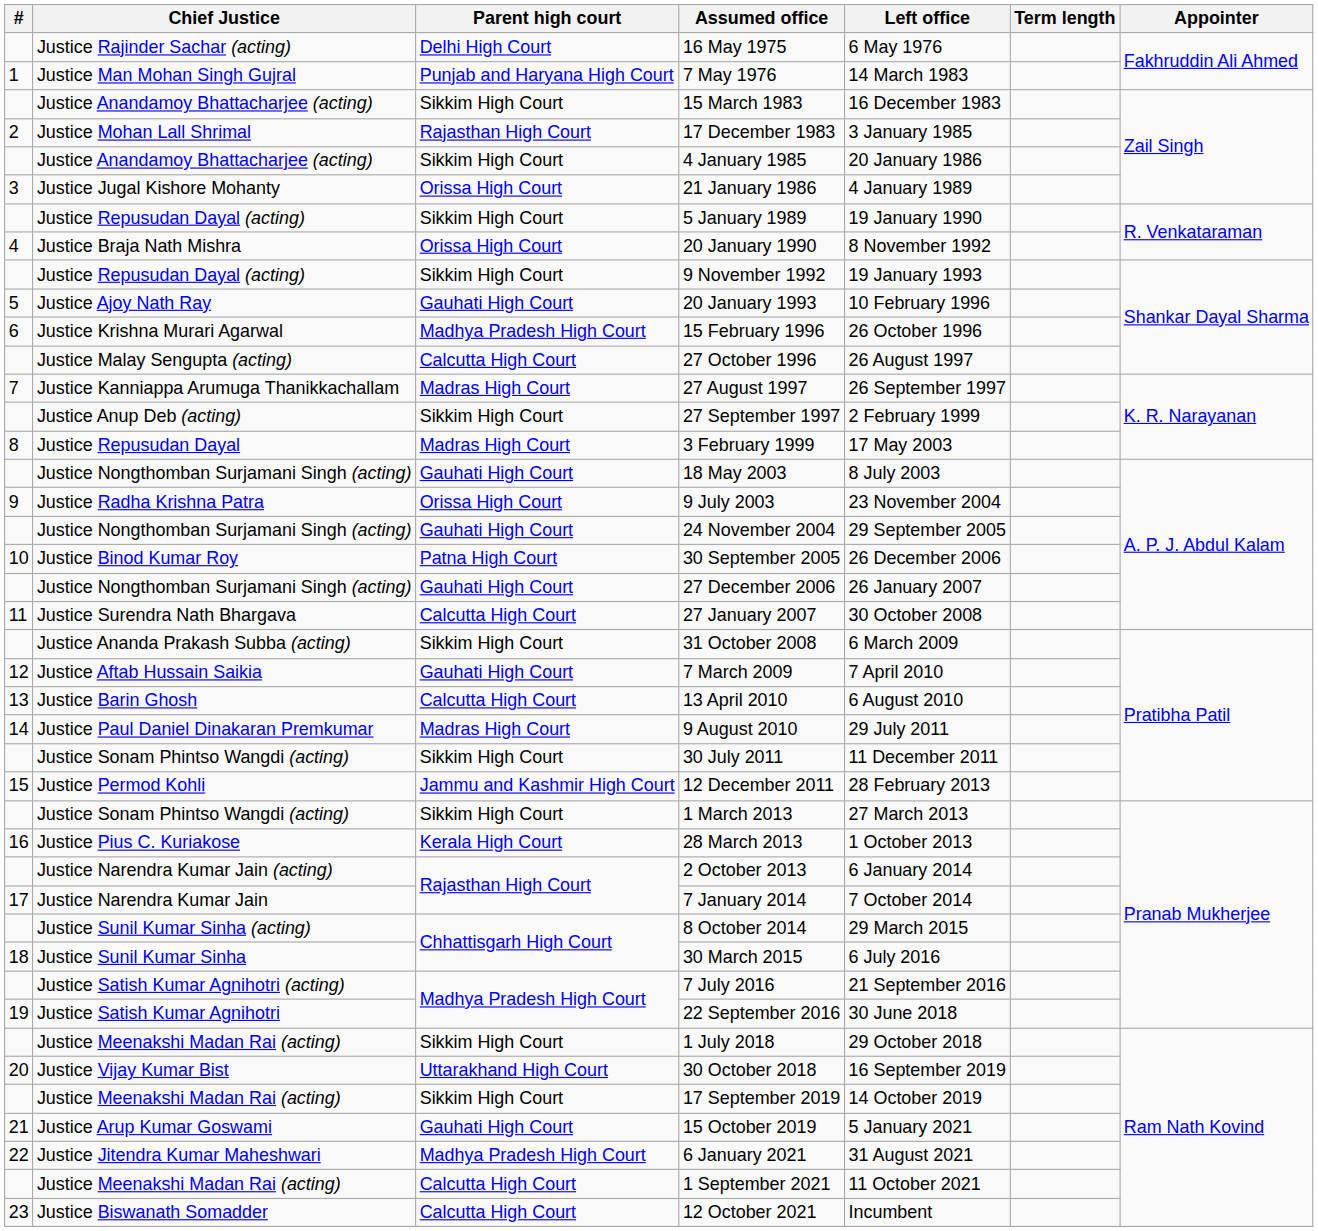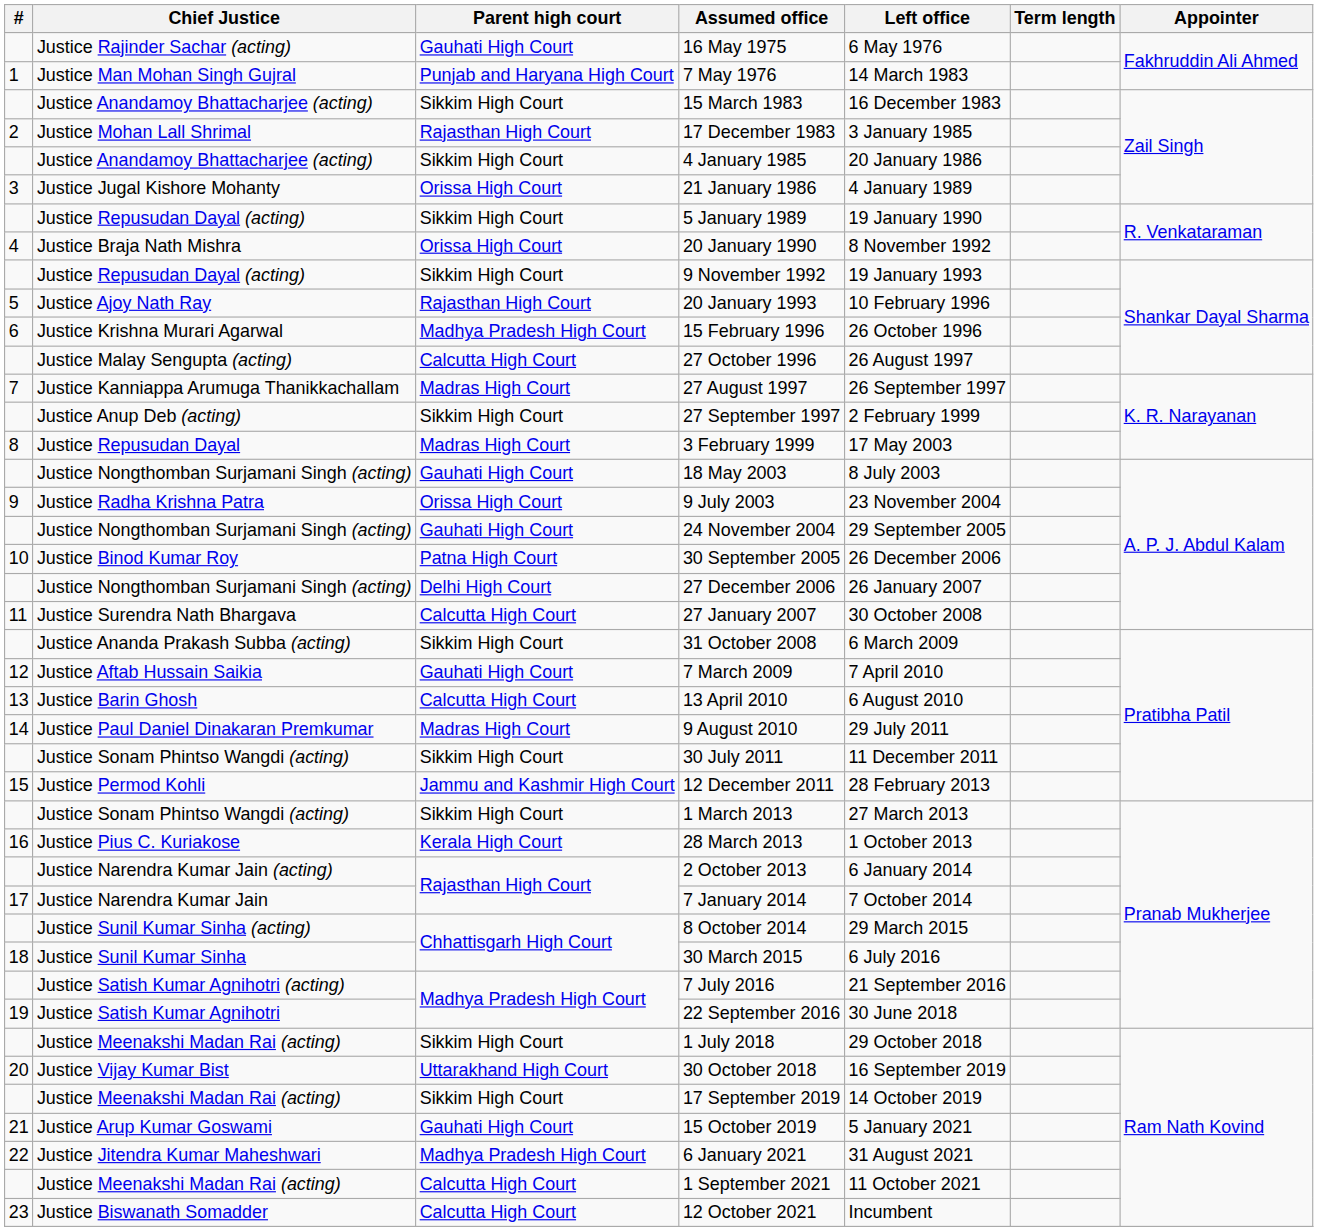(485, 47) Delhi High Court -> (496, 47) Gauhati High Court
(496, 302) Gauhati High Court -> (505, 302) Rajasthan High Court
(496, 587) Gauhati High Court -> (485, 587) Delhi High Court
